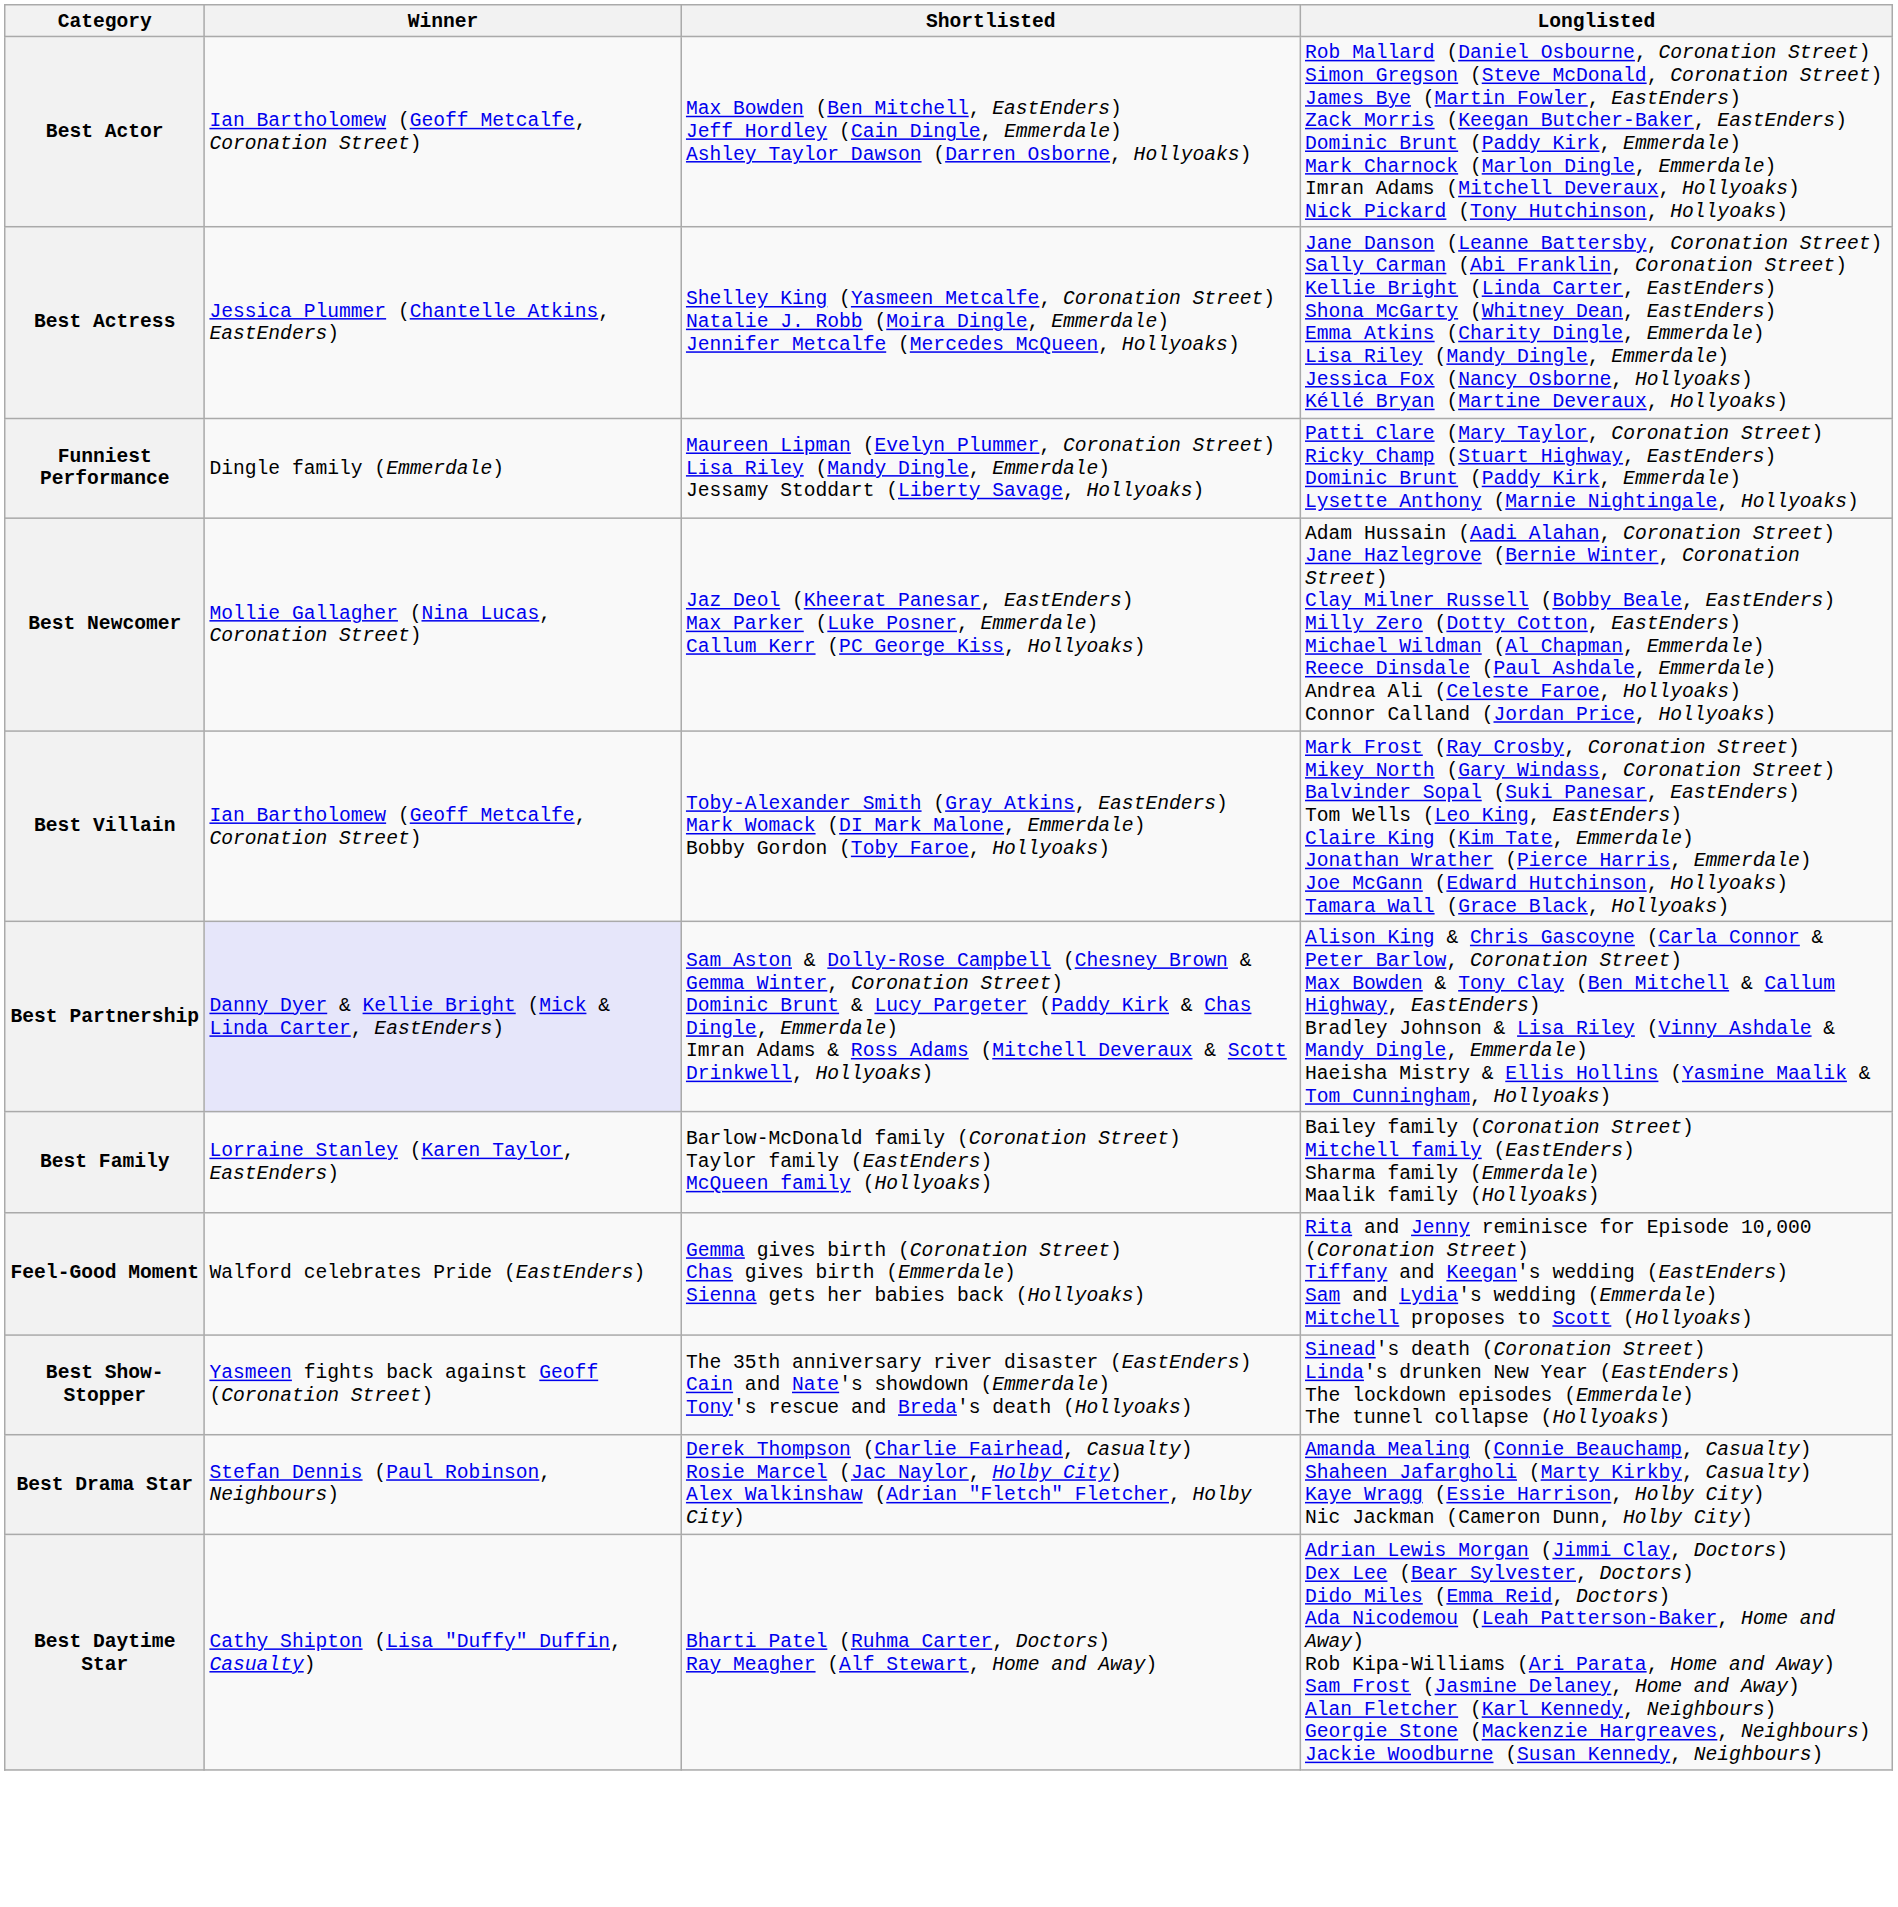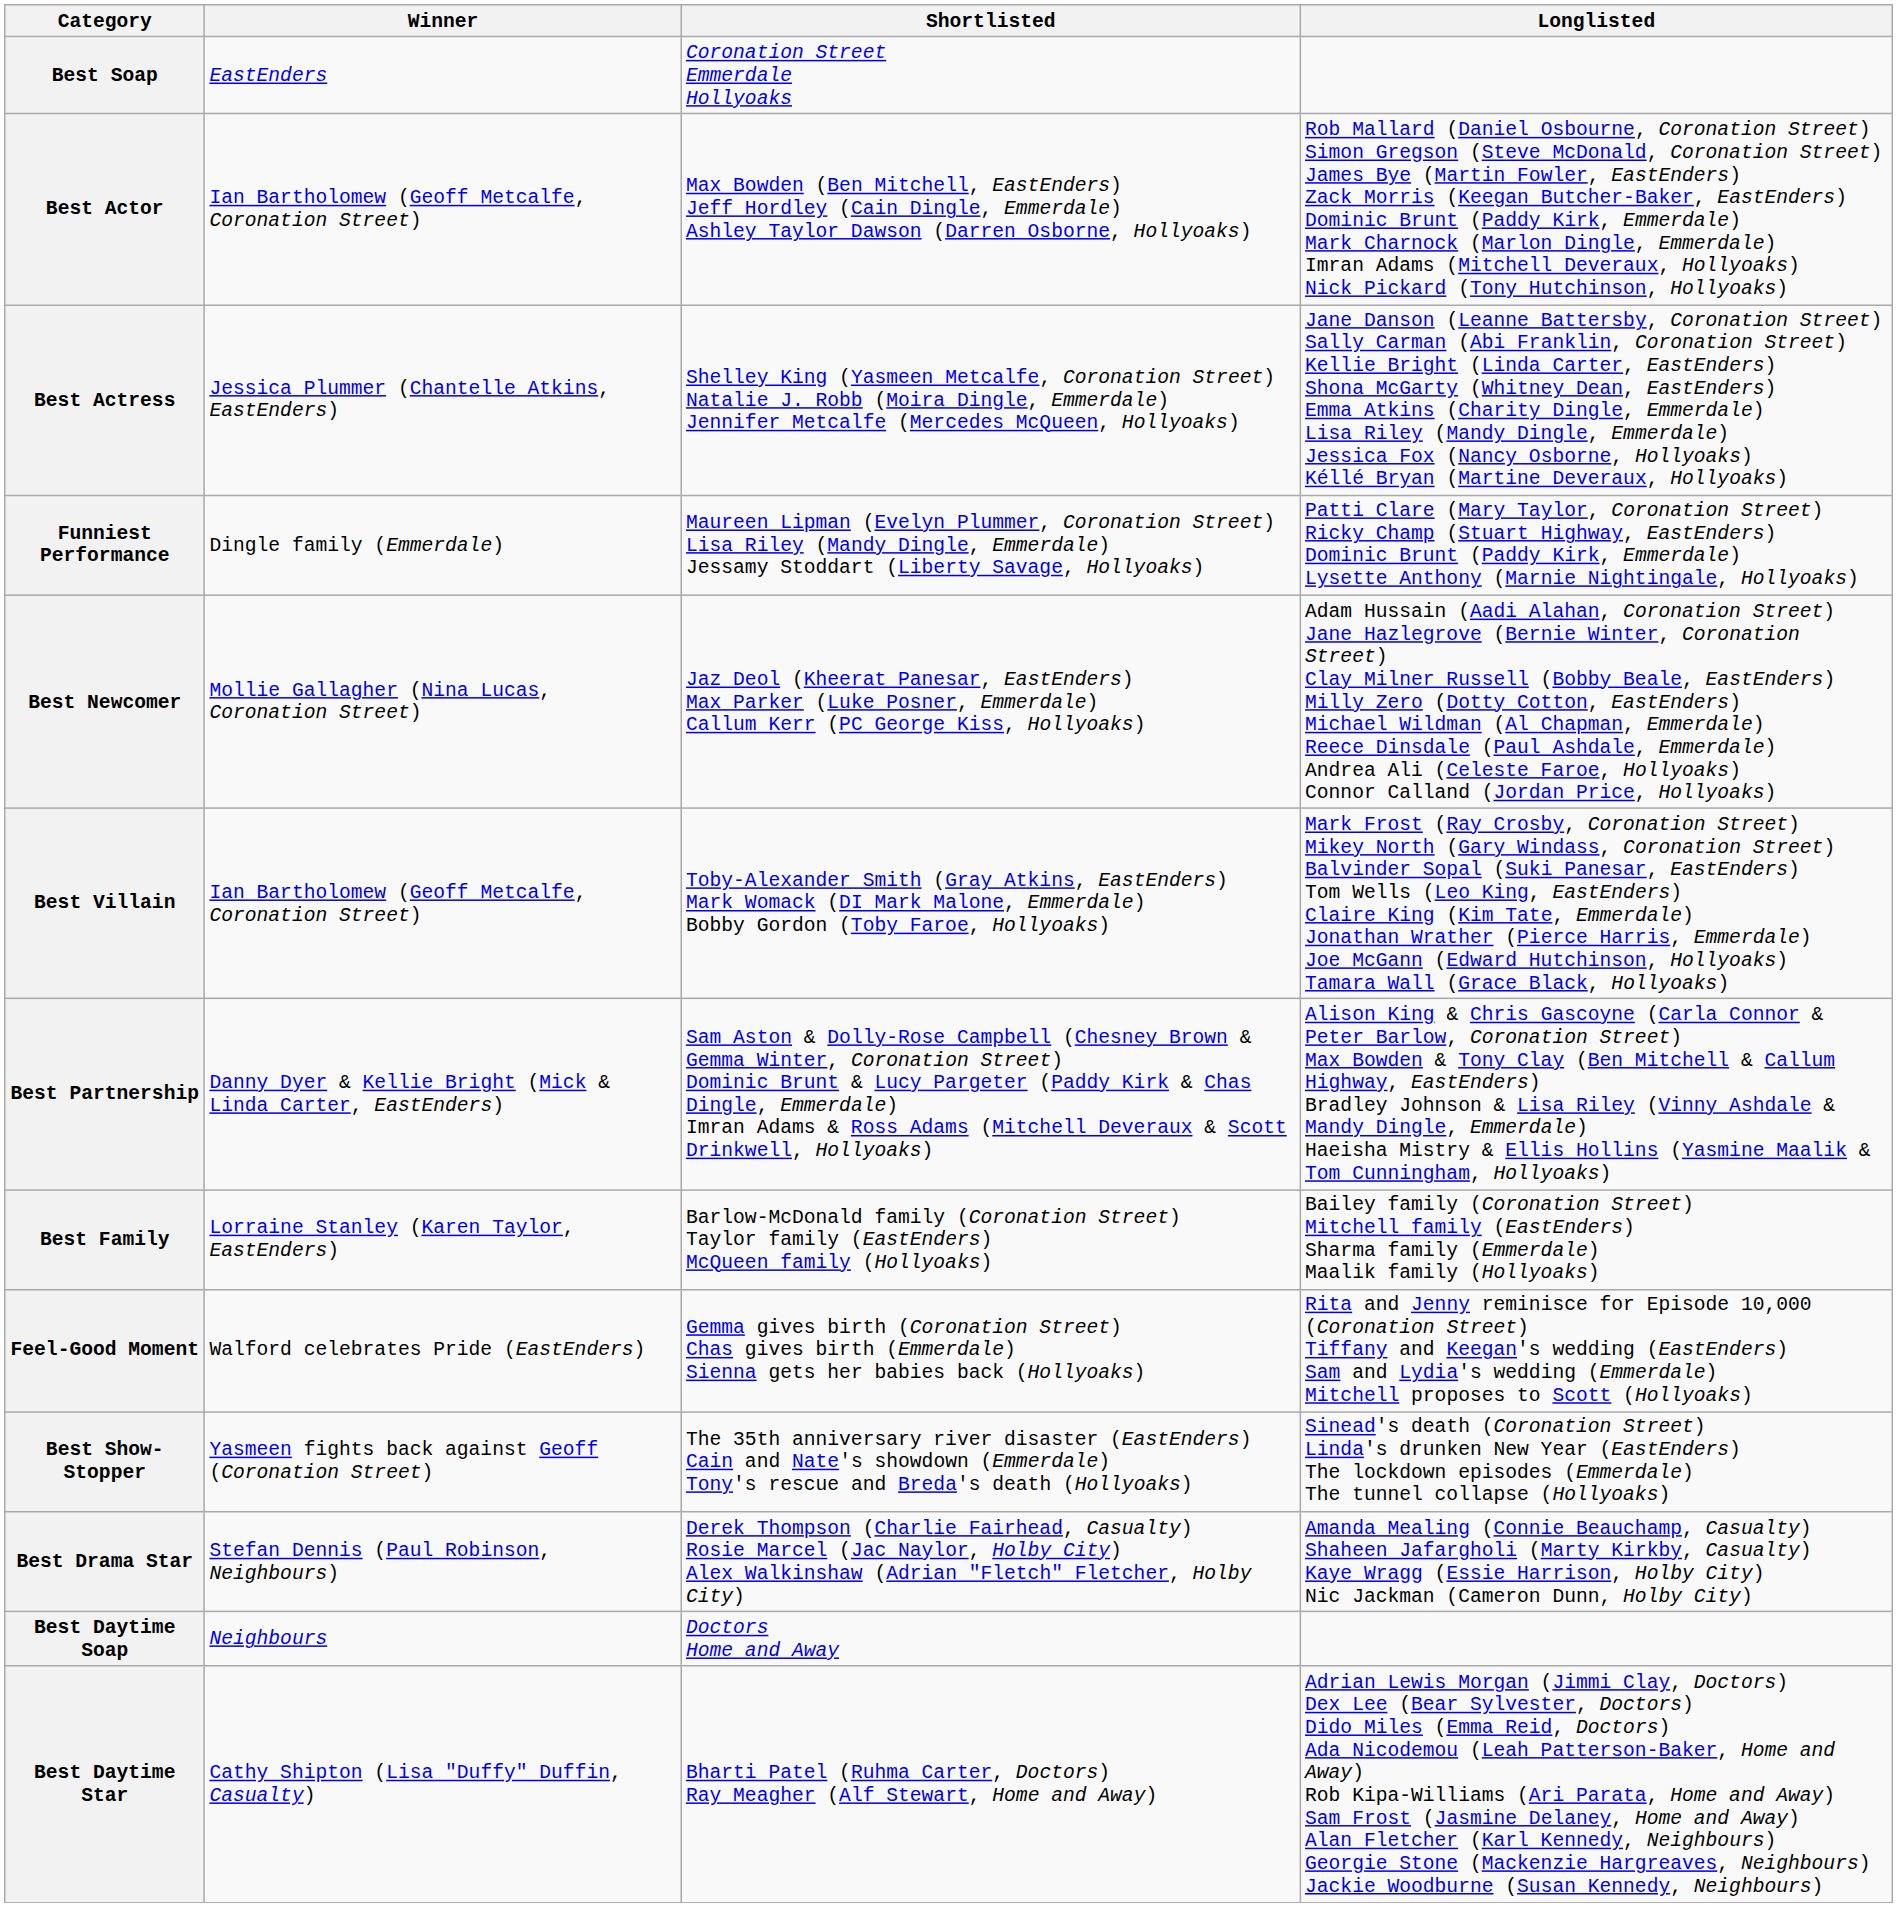+ row: (105, 75)
(410, 1017) lavender background -> (410, 1094) no background
+ row: (105, 1639)
